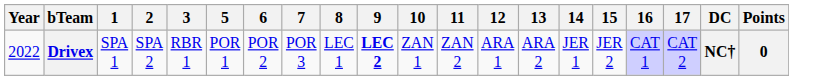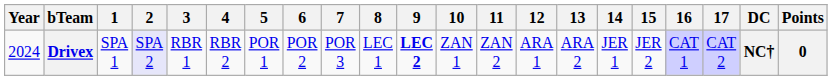+ column: (225, 17)
(24, 52) 2022 -> (24, 52) 2024
(149, 52) no background -> (149, 52) lavender background
